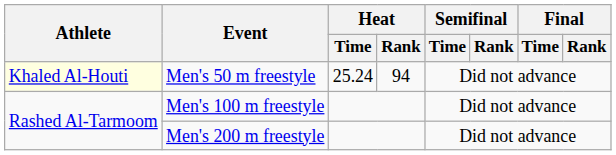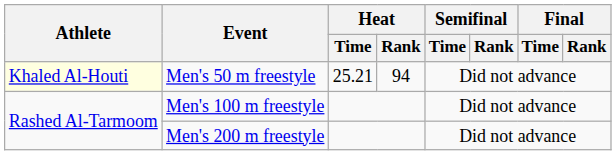(353, 76) 25.24 -> (353, 76) 25.21
